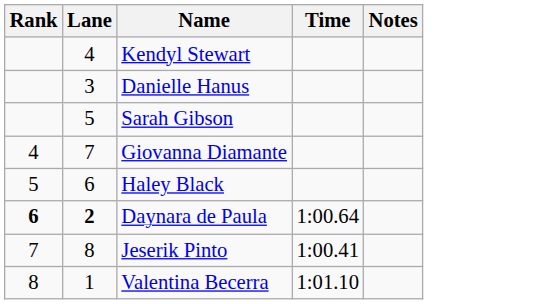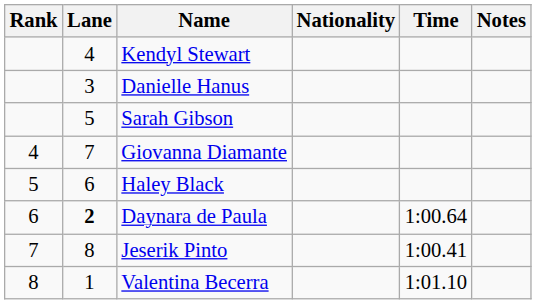+ column: (346, 20)
(33, 217) bold -> (33, 217) normal
